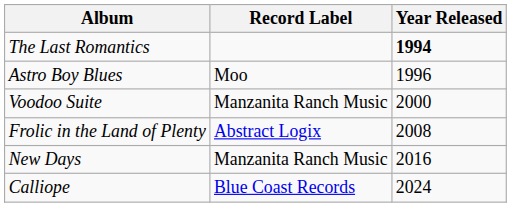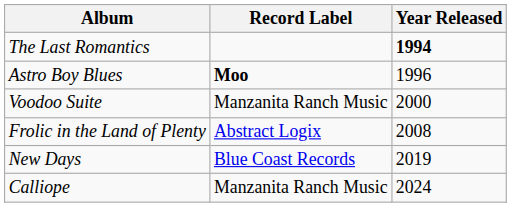(231, 74) normal -> (231, 74) bold
(301, 159) Manzanita Ranch Music -> (285, 159) Blue Coast Records
(414, 159) 2016 -> (414, 159) 2019
(285, 187) Blue Coast Records -> (301, 187) Manzanita Ranch Music
